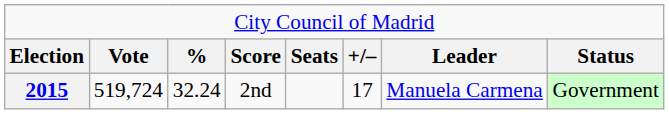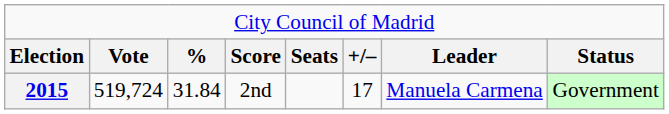(197, 90) 32.24 -> (197, 90) 31.84
